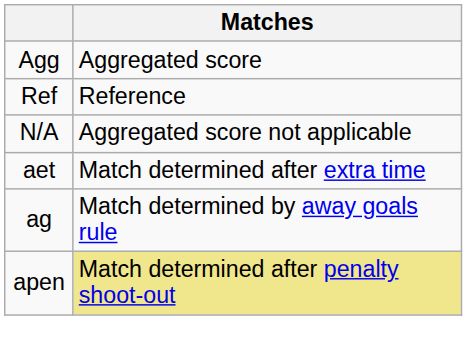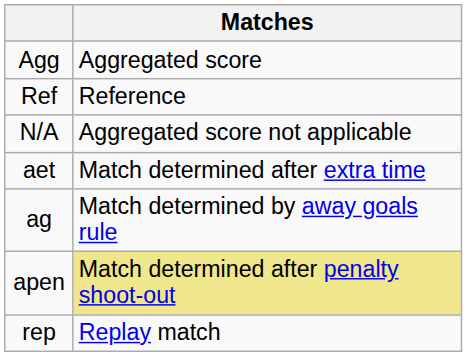+ row: (39, 332)
